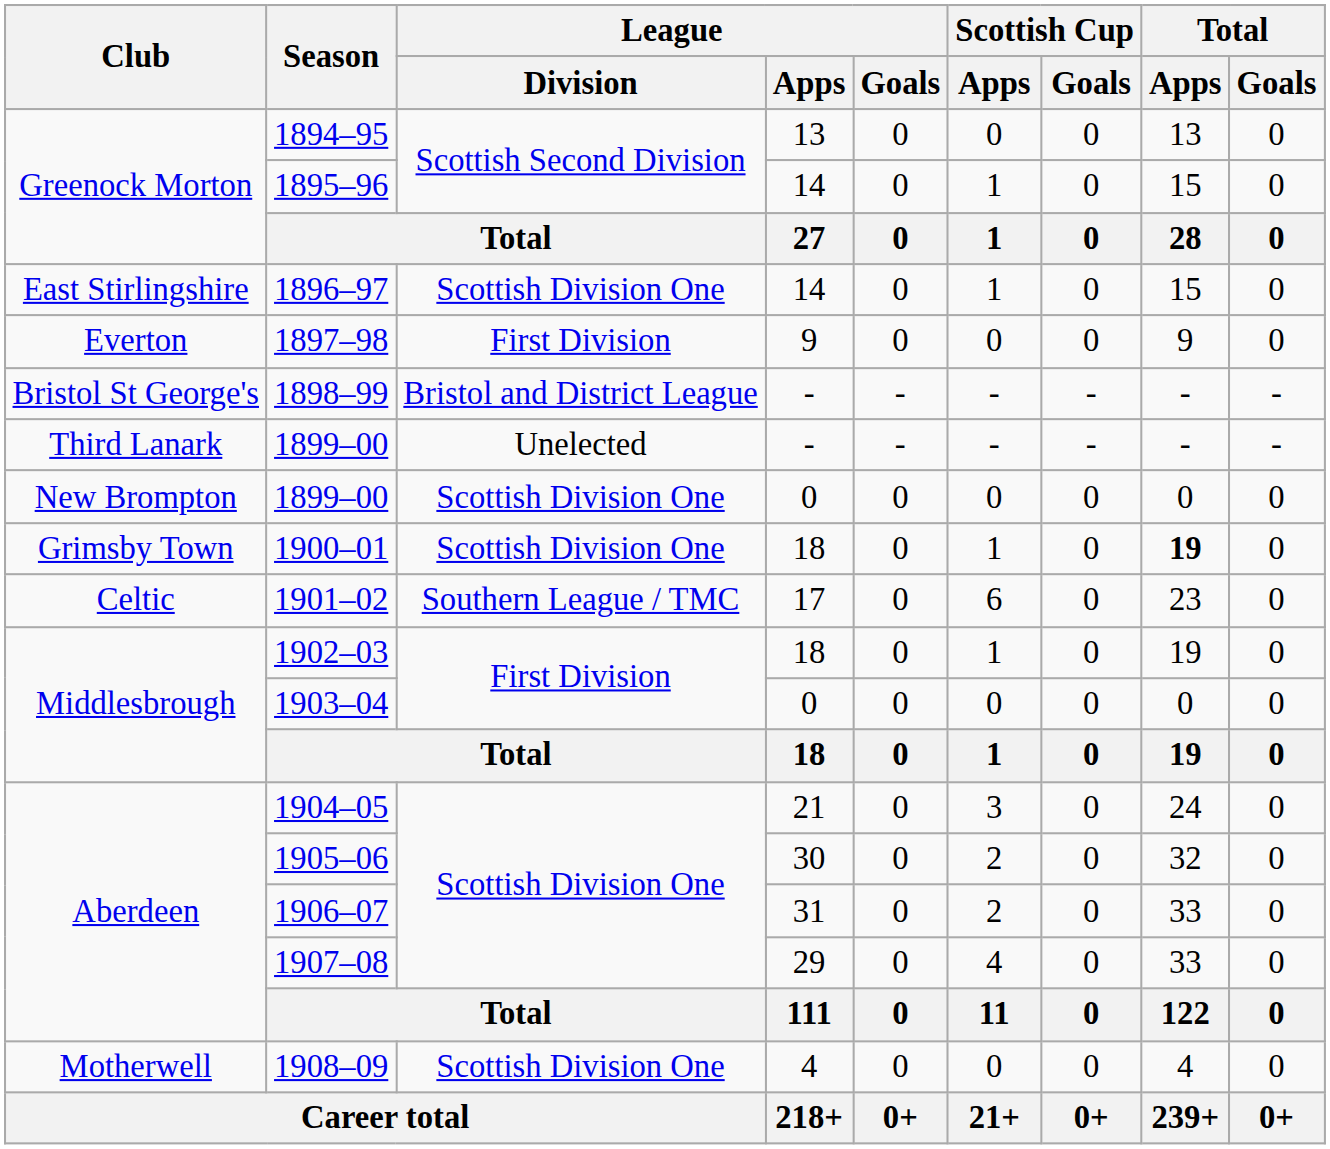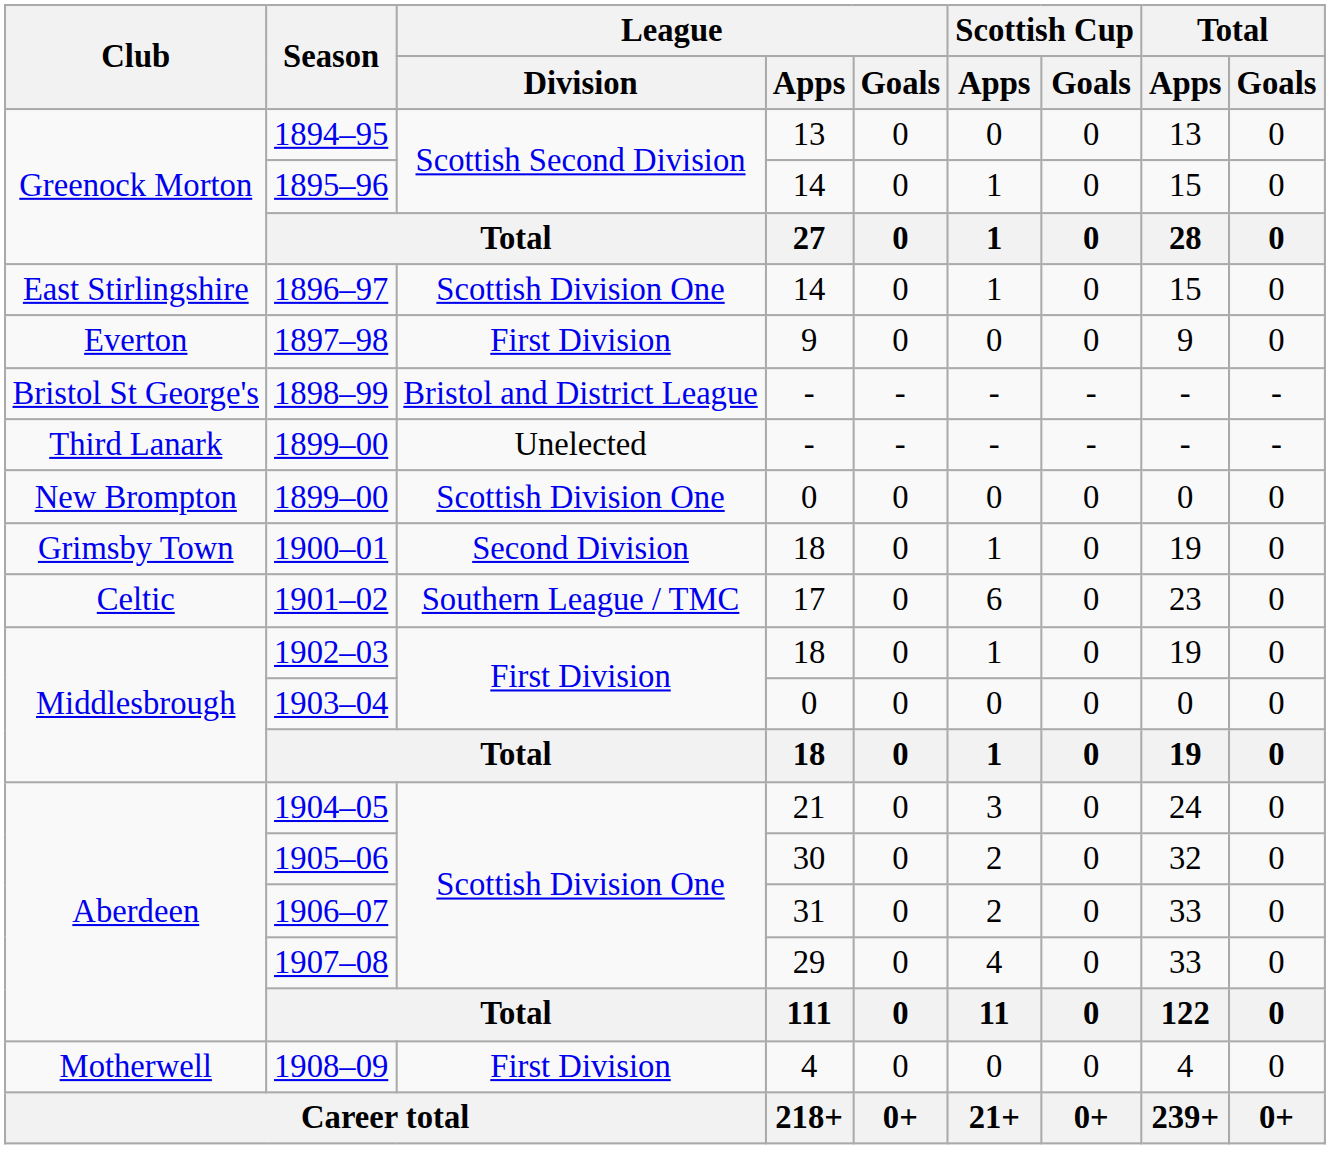(581, 548) Scottish Division One -> (581, 548) Second Division
(1185, 548) bold -> (1185, 548) normal
(581, 1065) Scottish Division One -> (581, 1065) First Division
